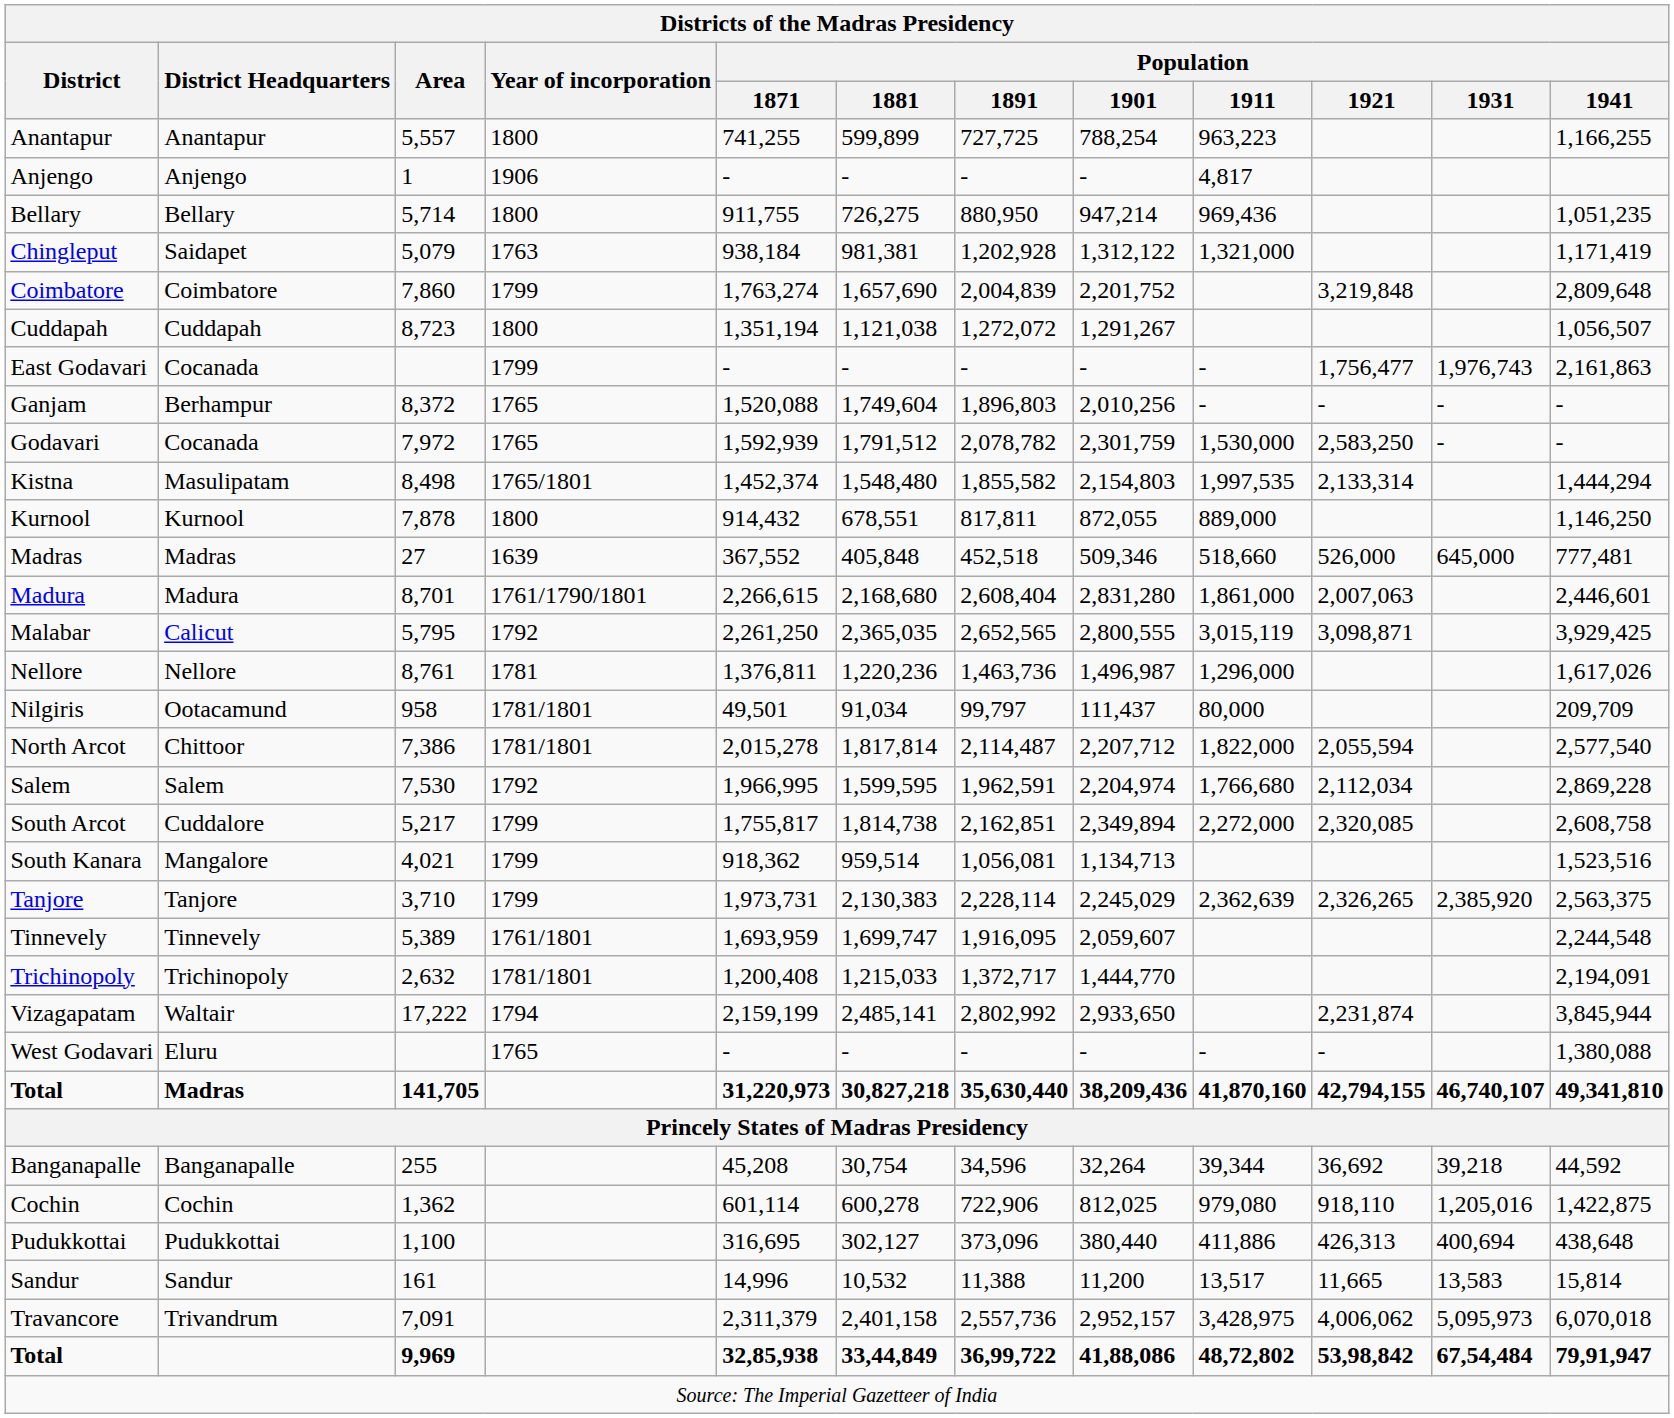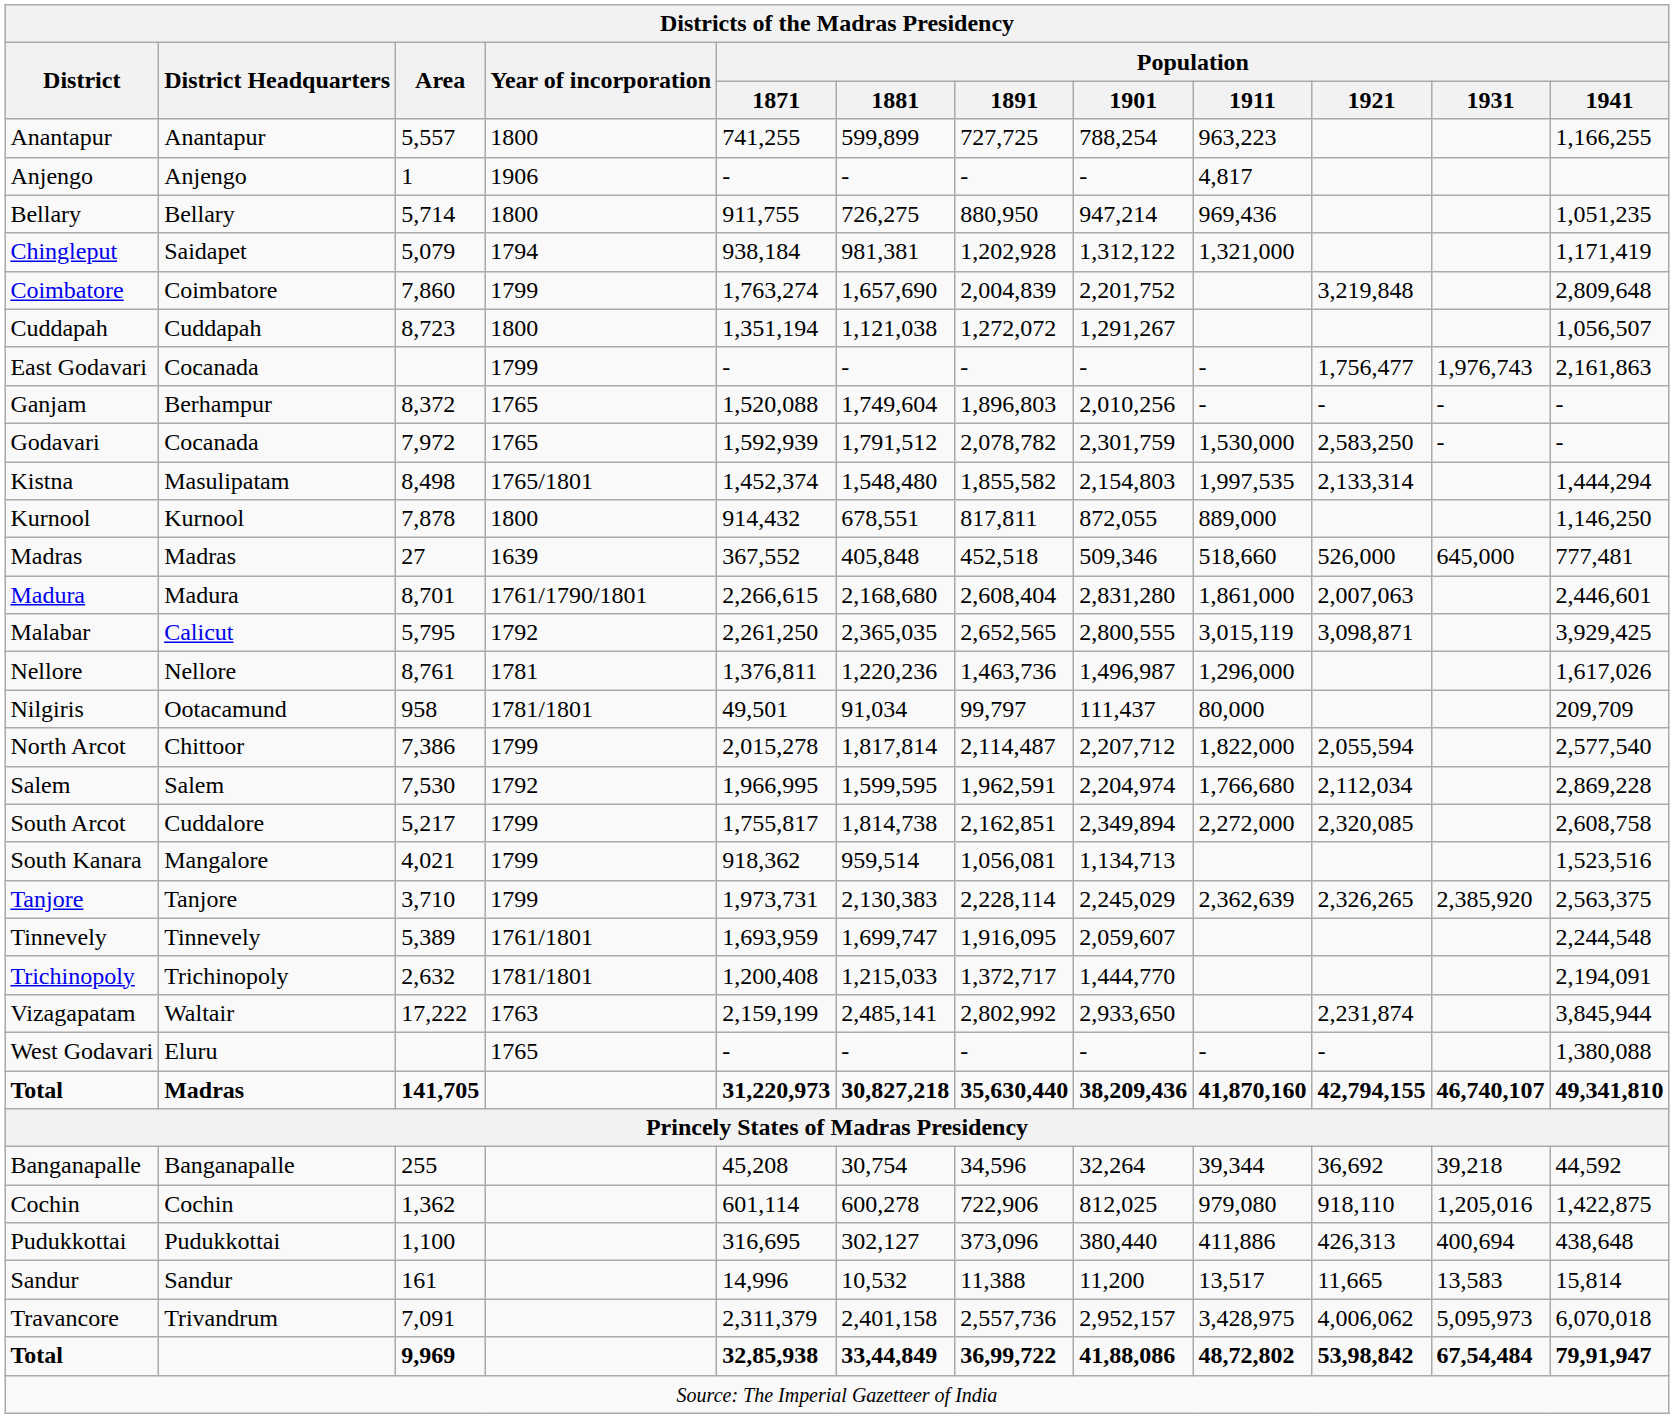(514, 251) 1763 -> (514, 251) 1794
(542, 746) 1781/1801 -> (514, 746) 1799
(514, 1013) 1794 -> (514, 1013) 1763
